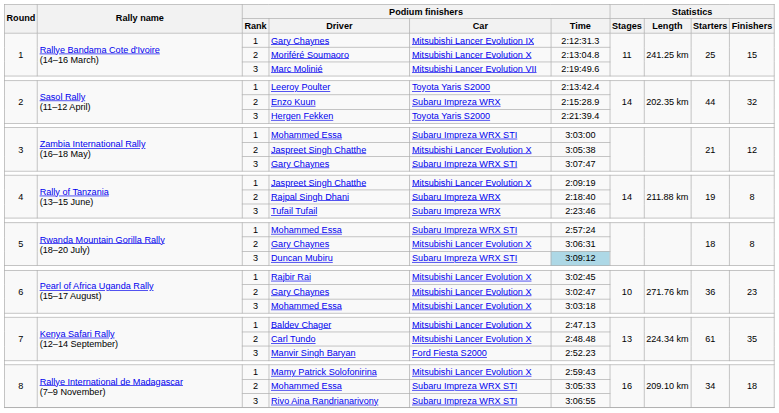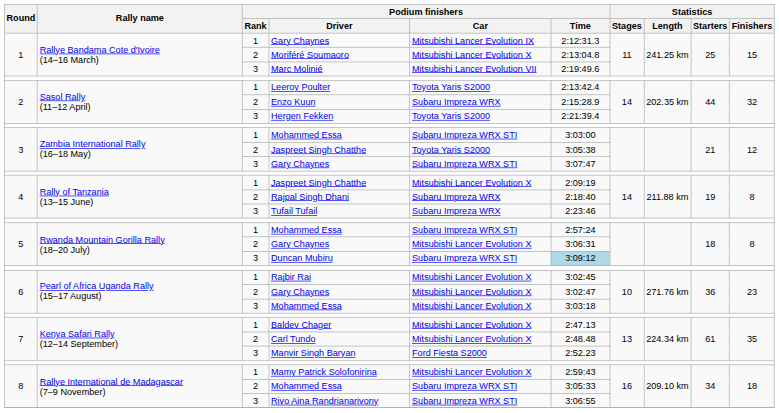(472, 149) Mitsubishi Lancer Evolution X -> (451, 149) Toyota Yaris S2000
